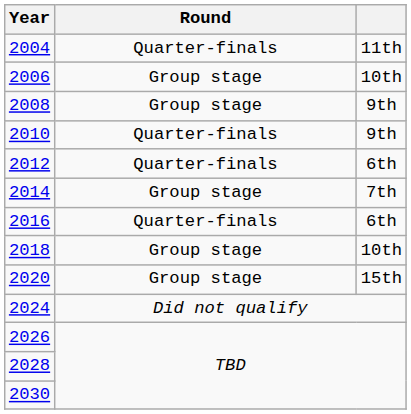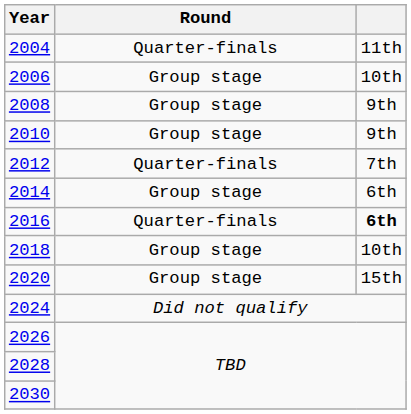(205, 134) Quarter-finals -> (205, 134) Group stage
(381, 163) 6th -> (381, 163) 7th
(381, 192) 7th -> (381, 192) 6th
(381, 221) normal -> (381, 221) bold
